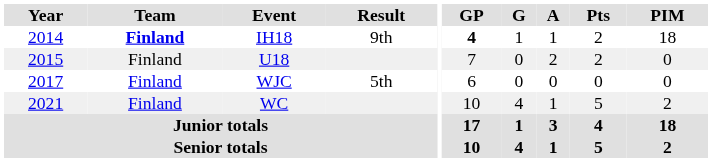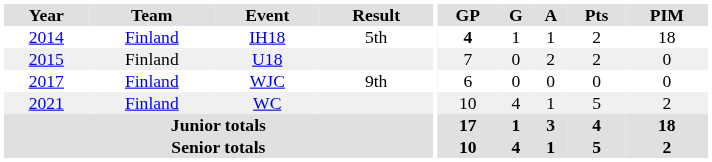(155, 36) bold -> (152, 36) normal
(381, 36) 9th -> (376, 36) 5th
(381, 80) 5th -> (376, 80) 9th
